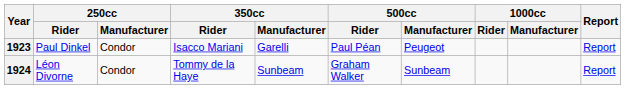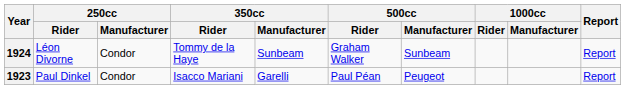rows swapped: (19, 70) <-> (19, 47)
